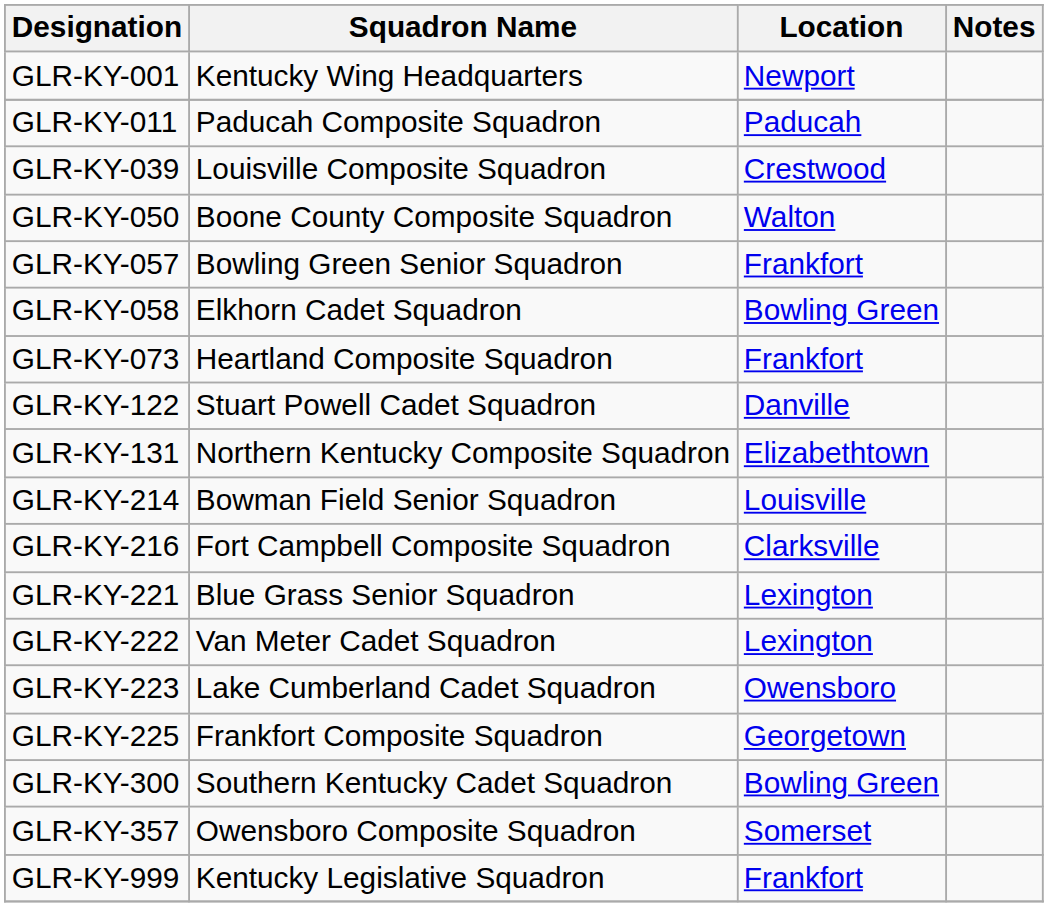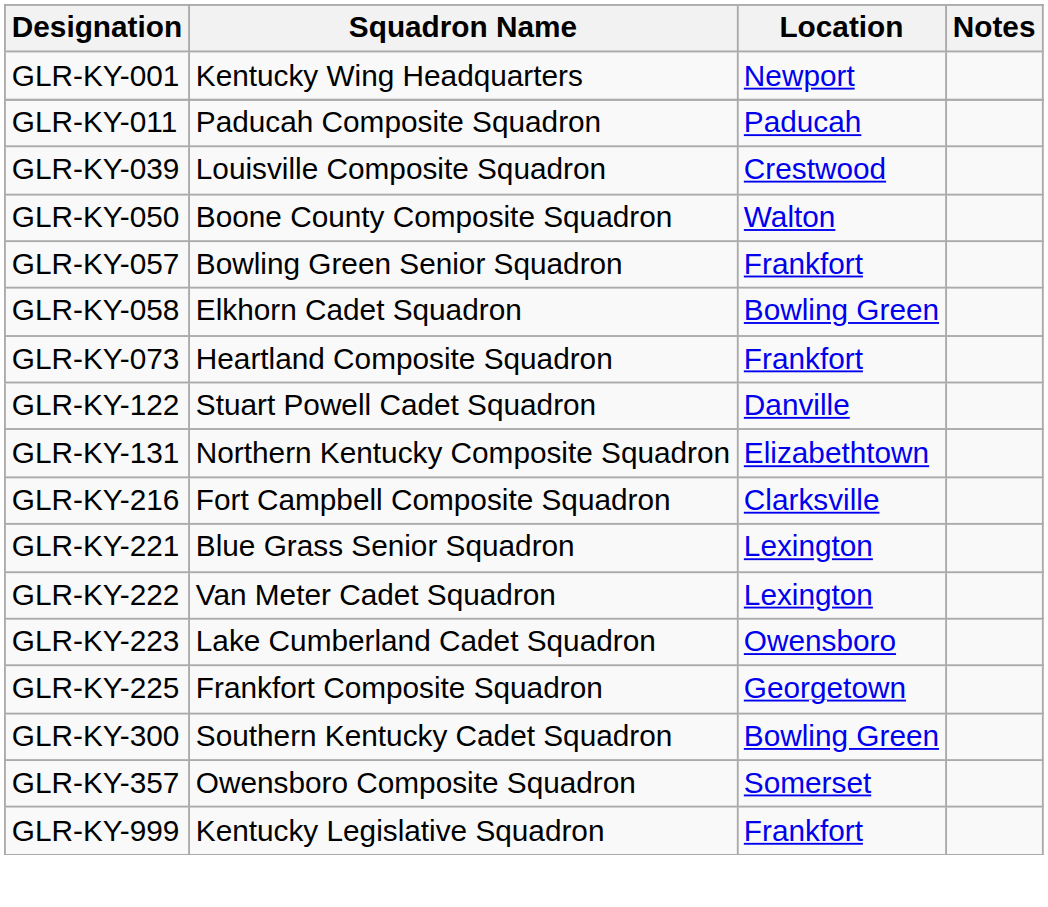- row: (96, 500)
